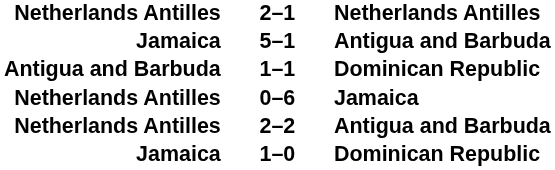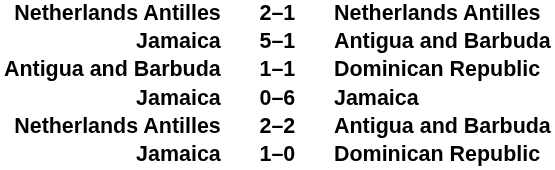(117, 97) Netherlands Antilles -> (178, 97) Jamaica
